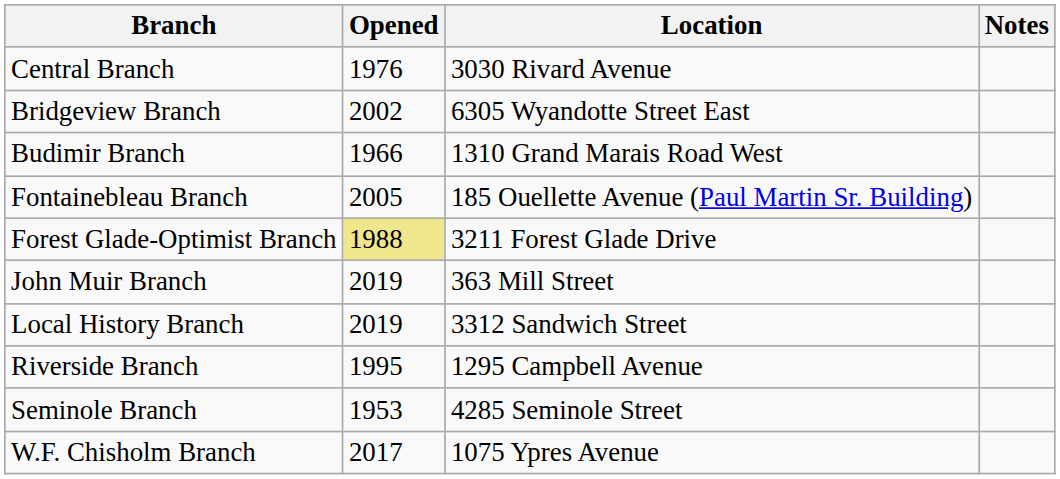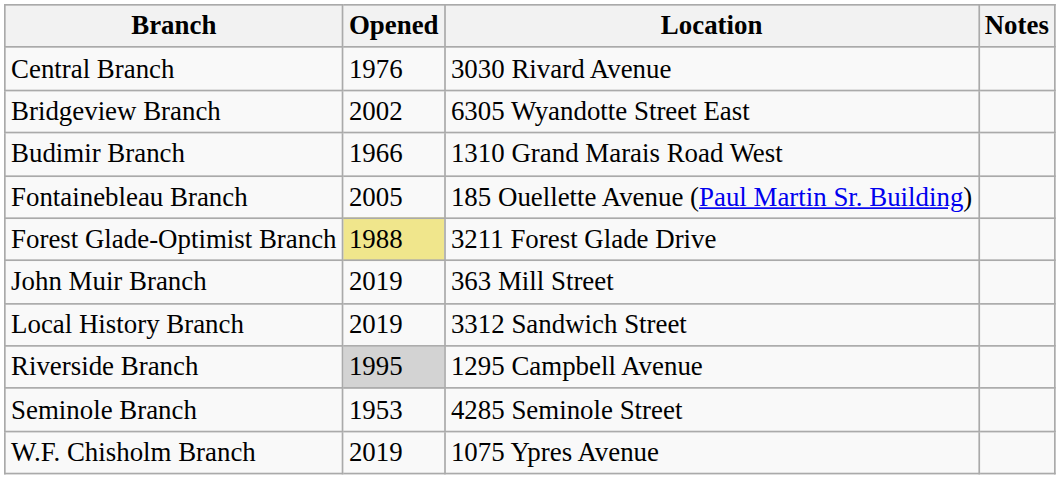(376, 366) no background -> (376, 366) lightgrey background
(376, 452) 2017 -> (376, 452) 2019
